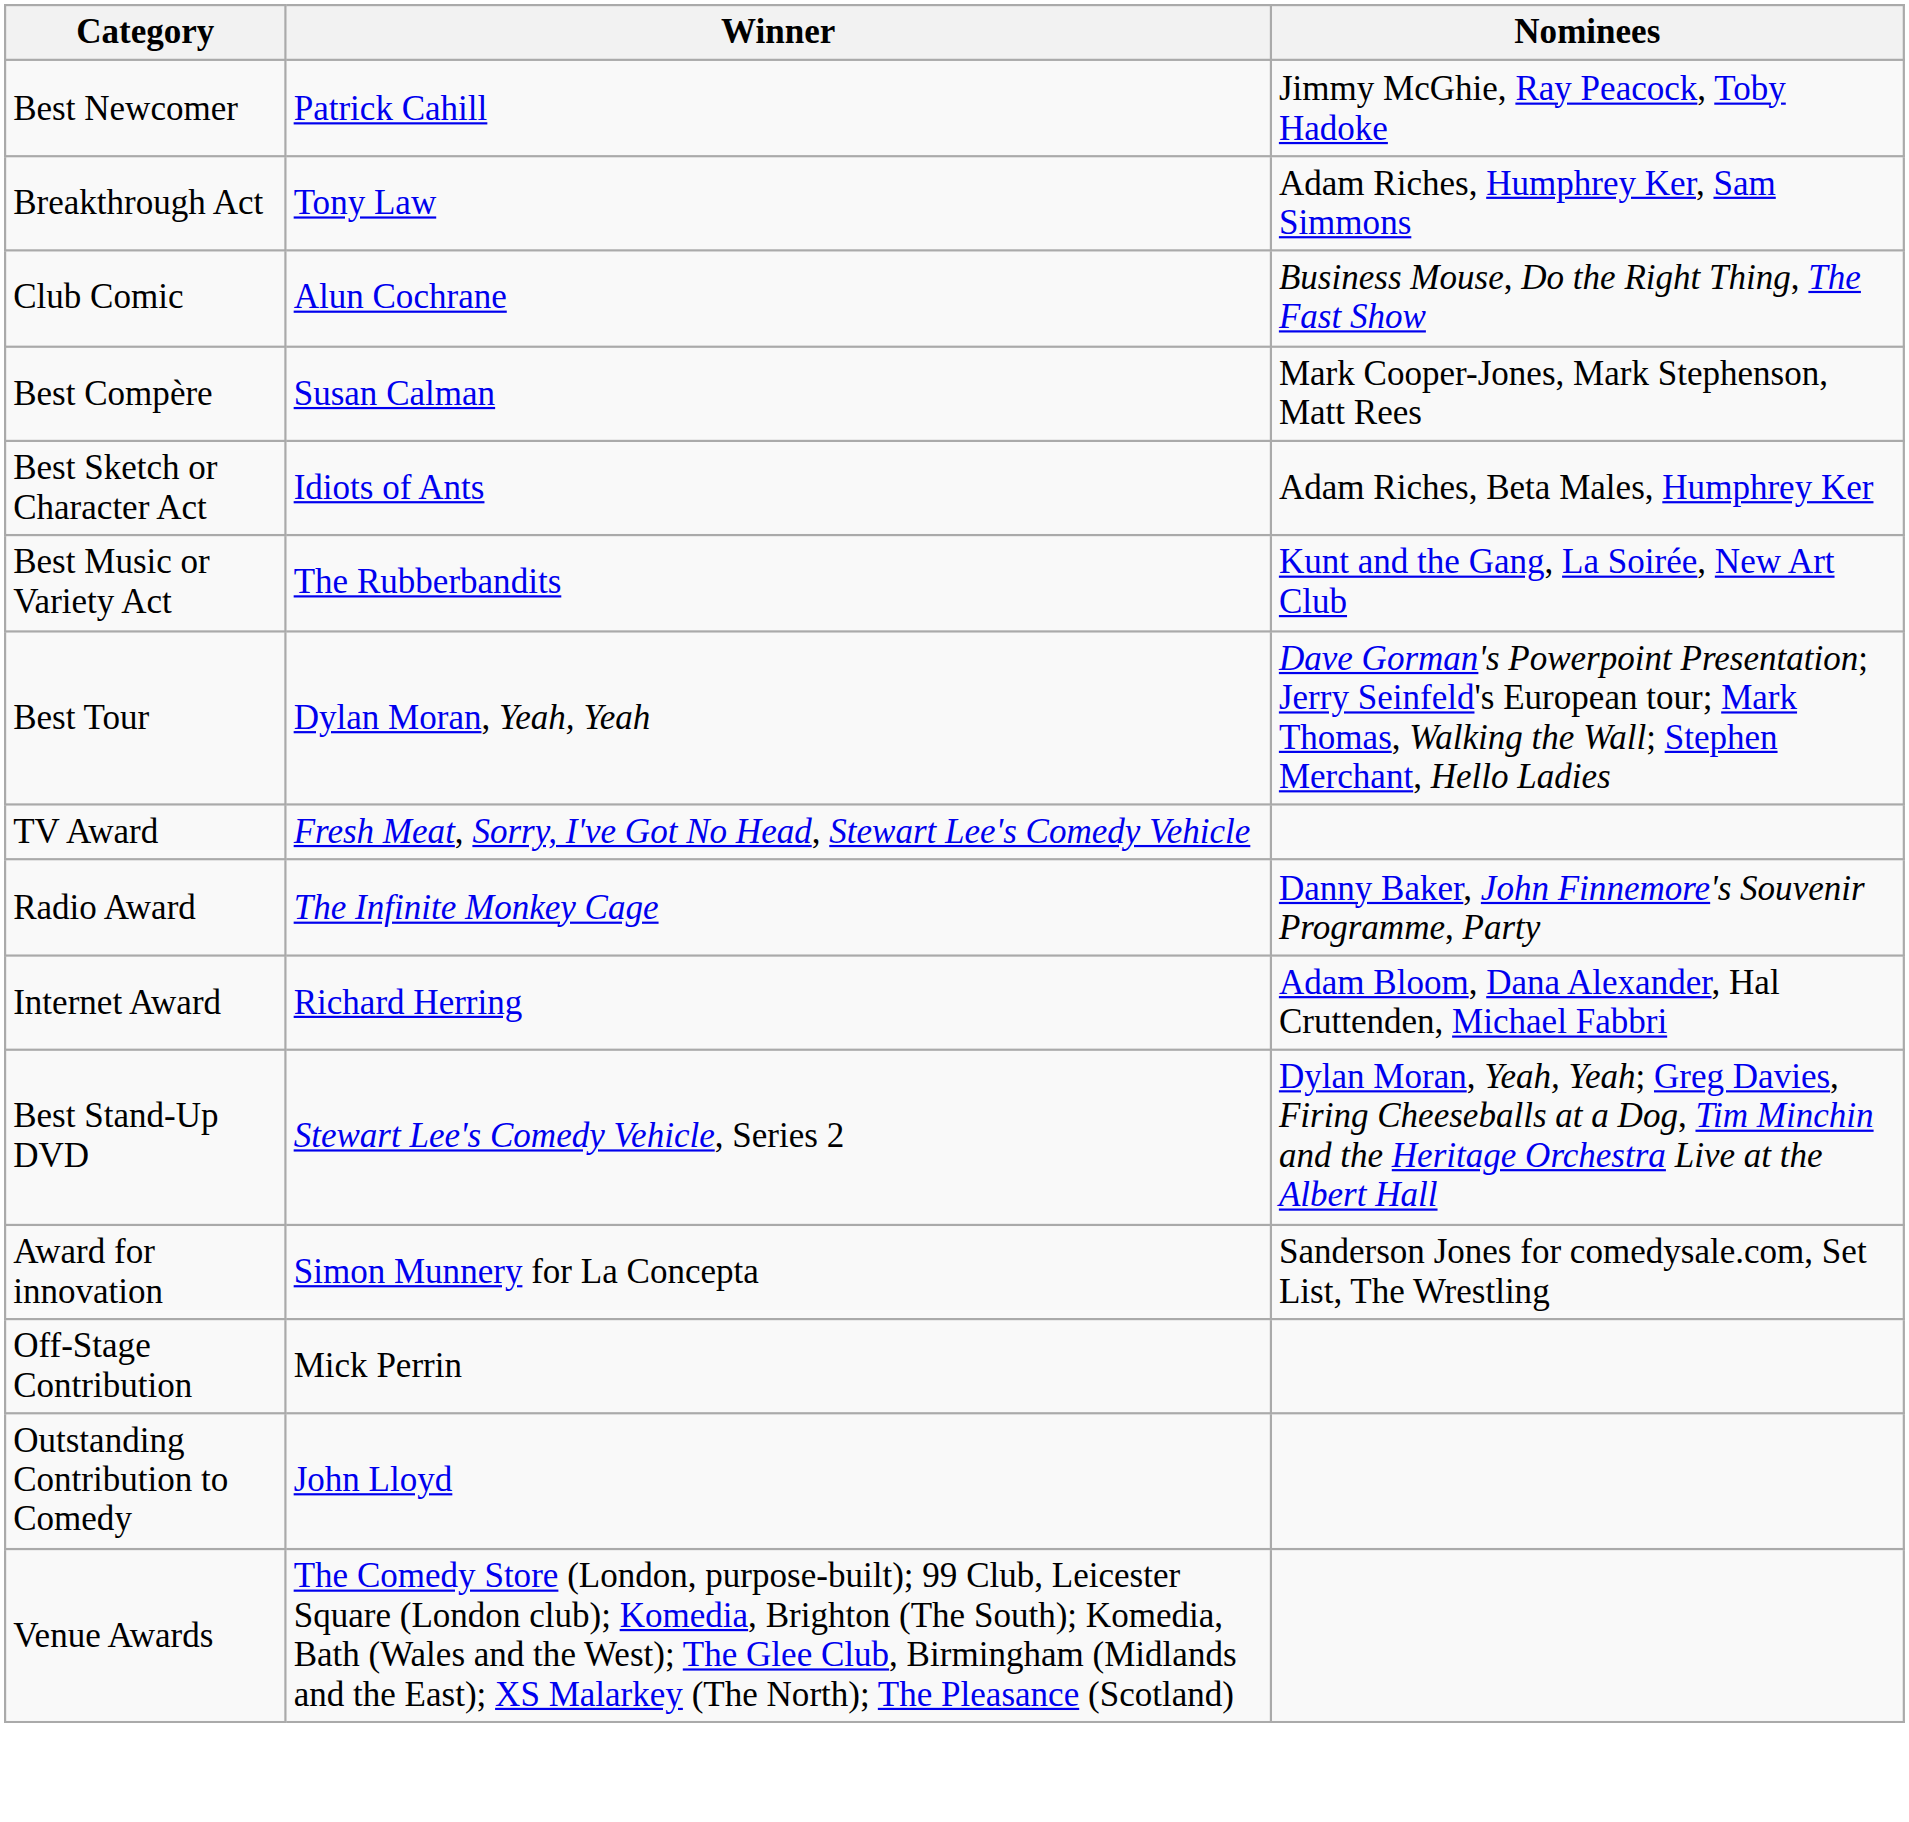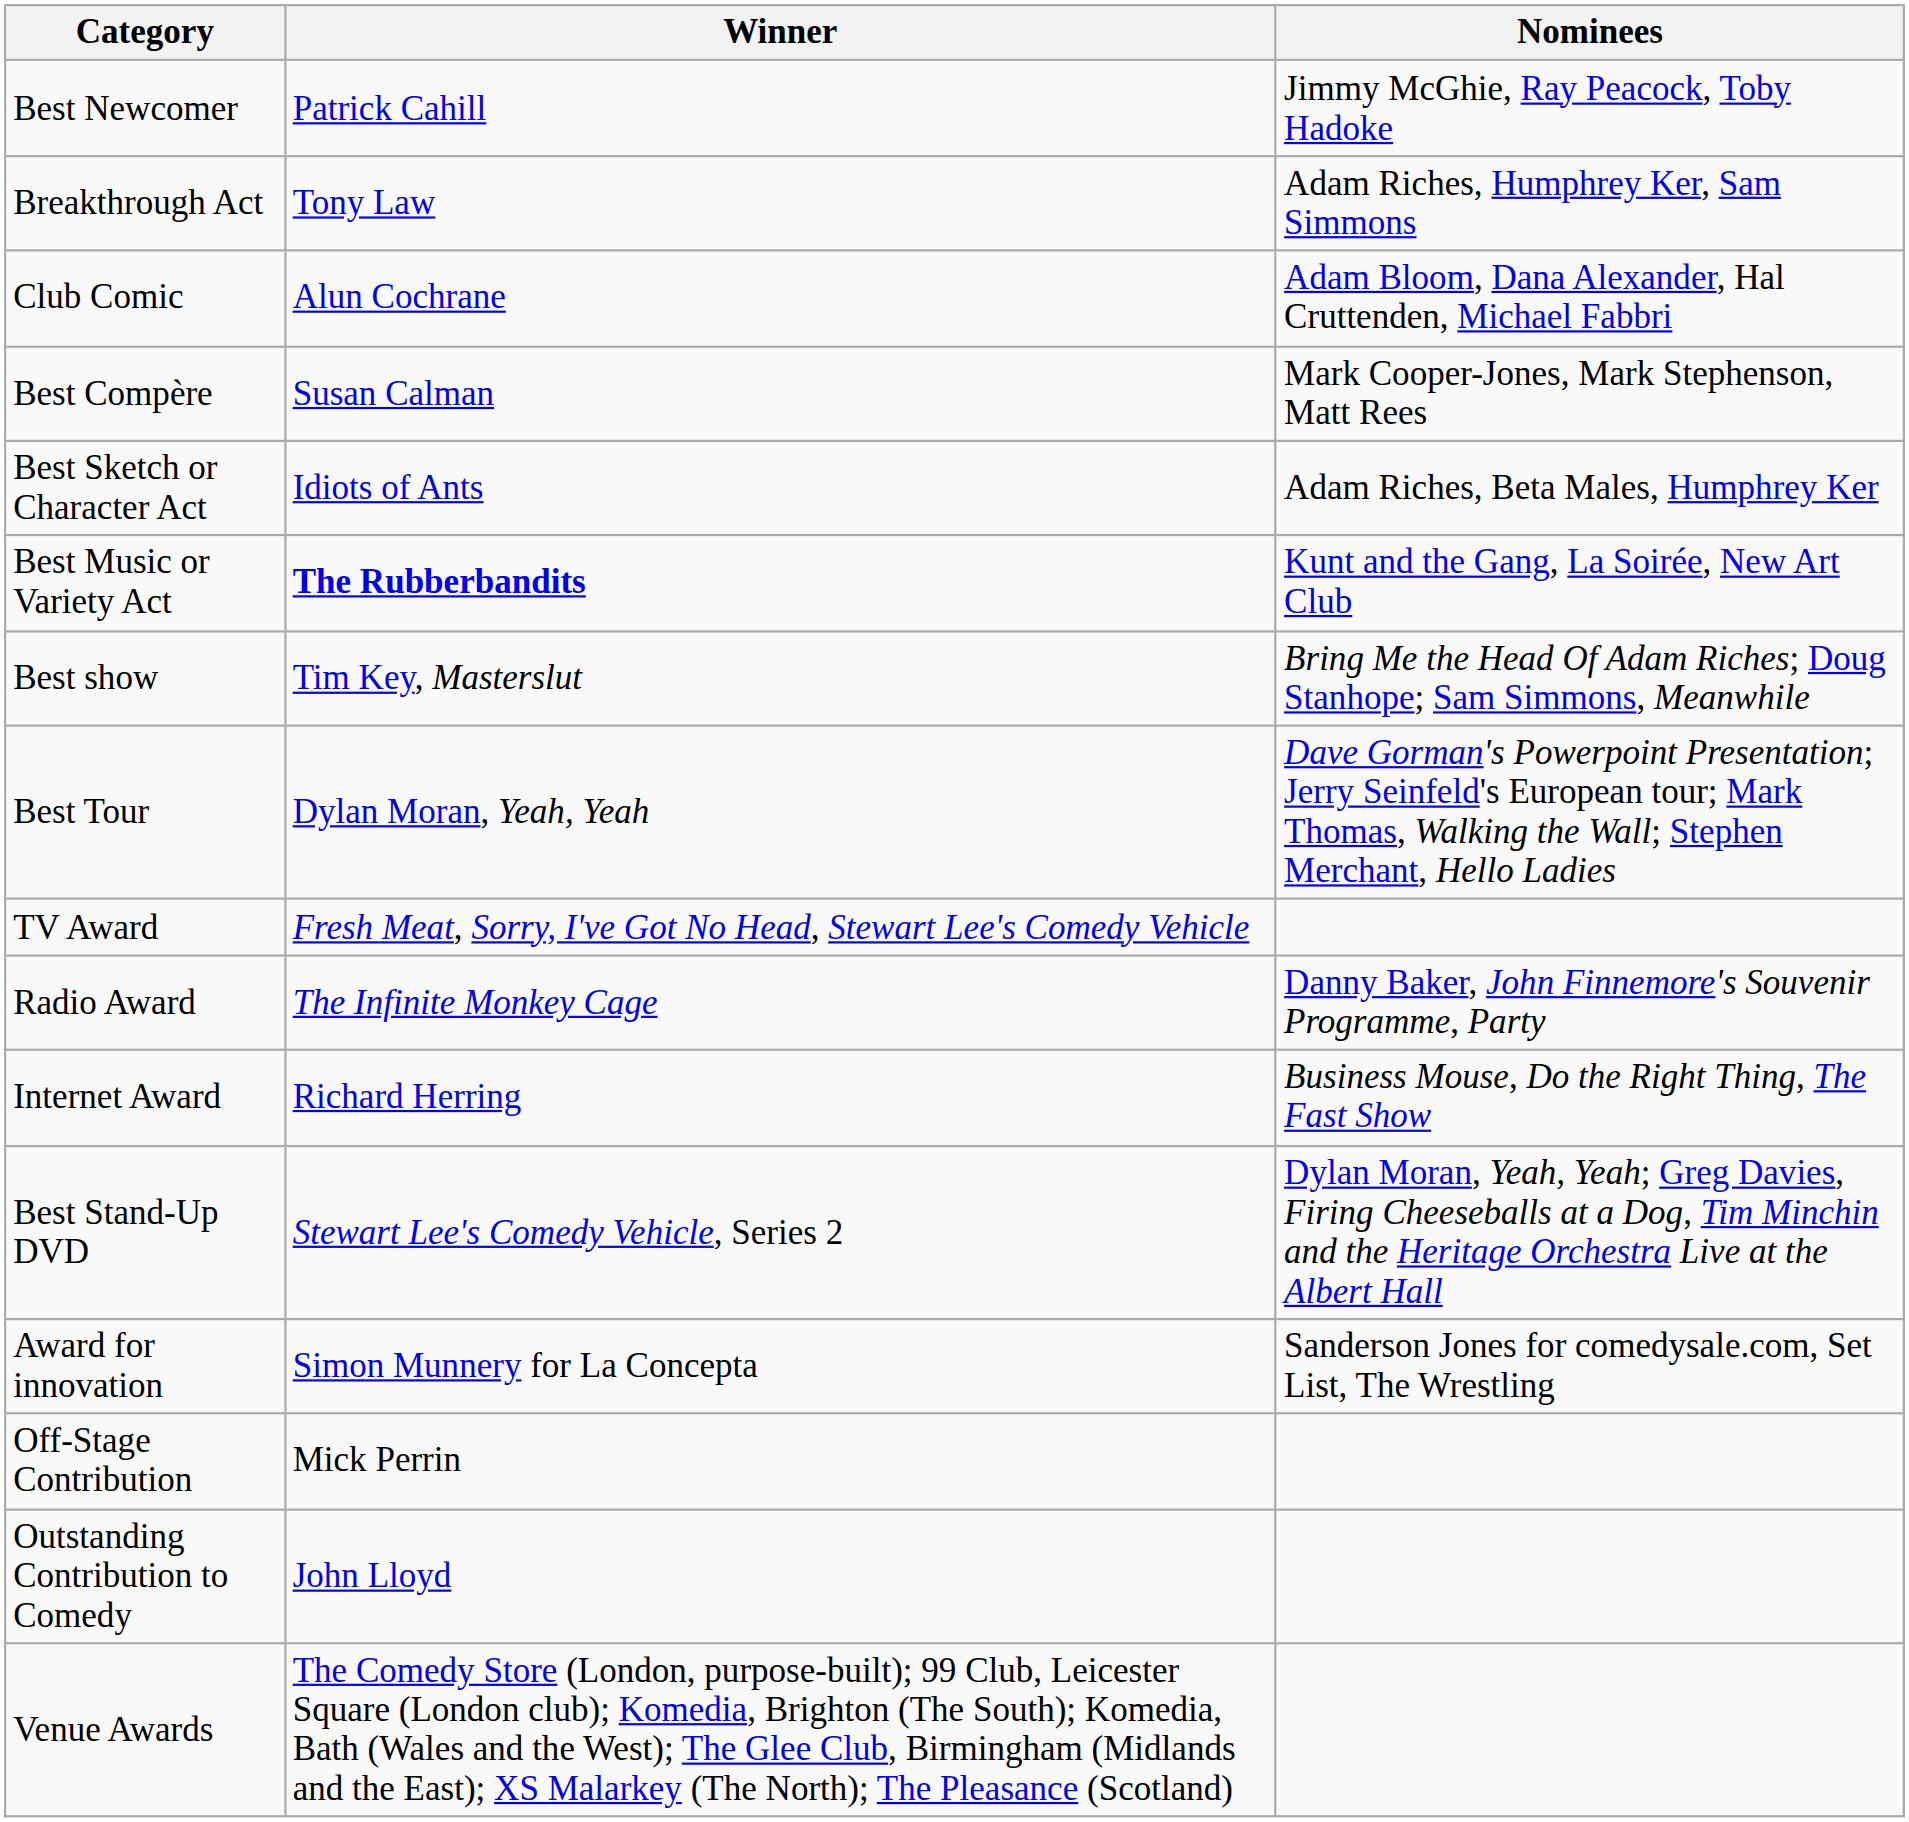(1570, 297) Business Mouse, Do the Right Thing, The Fast Show -> (1534, 297) Adam Bloom, Dana Alexander, Hal Cruttenden, Michael Fabbri
(427, 582) normal -> (439, 582) bold
+ row: (86, 677)
(1529, 1001) Adam Bloom, Dana Alexander, Hal Cruttenden, Michael Fabbri -> (1575, 1096) Business Mouse, Do the Right Thing, The Fast Show
